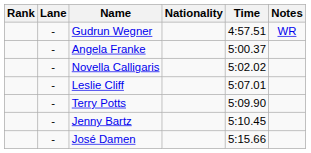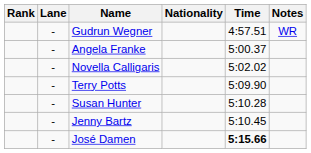- row: (98, 85)
+ row: (106, 103)
(247, 139) normal -> (247, 139) bold
